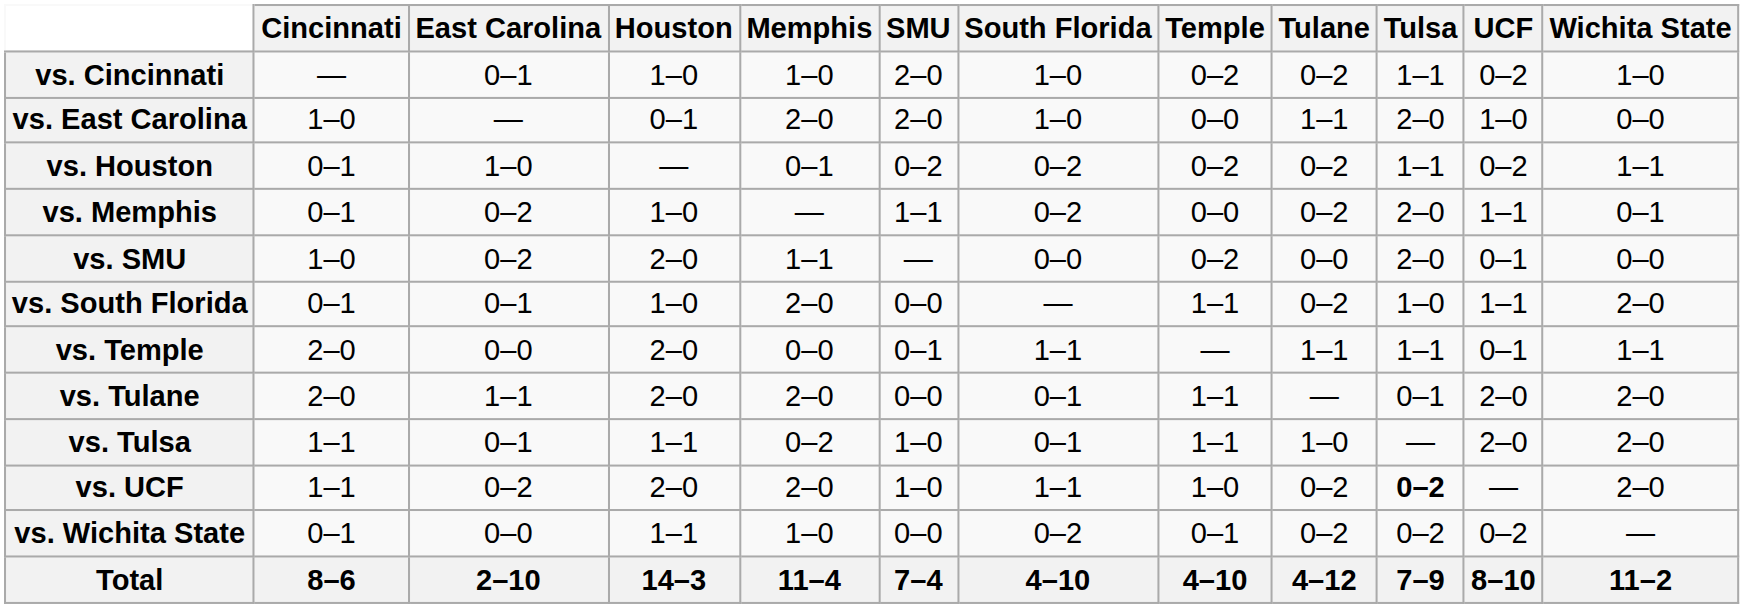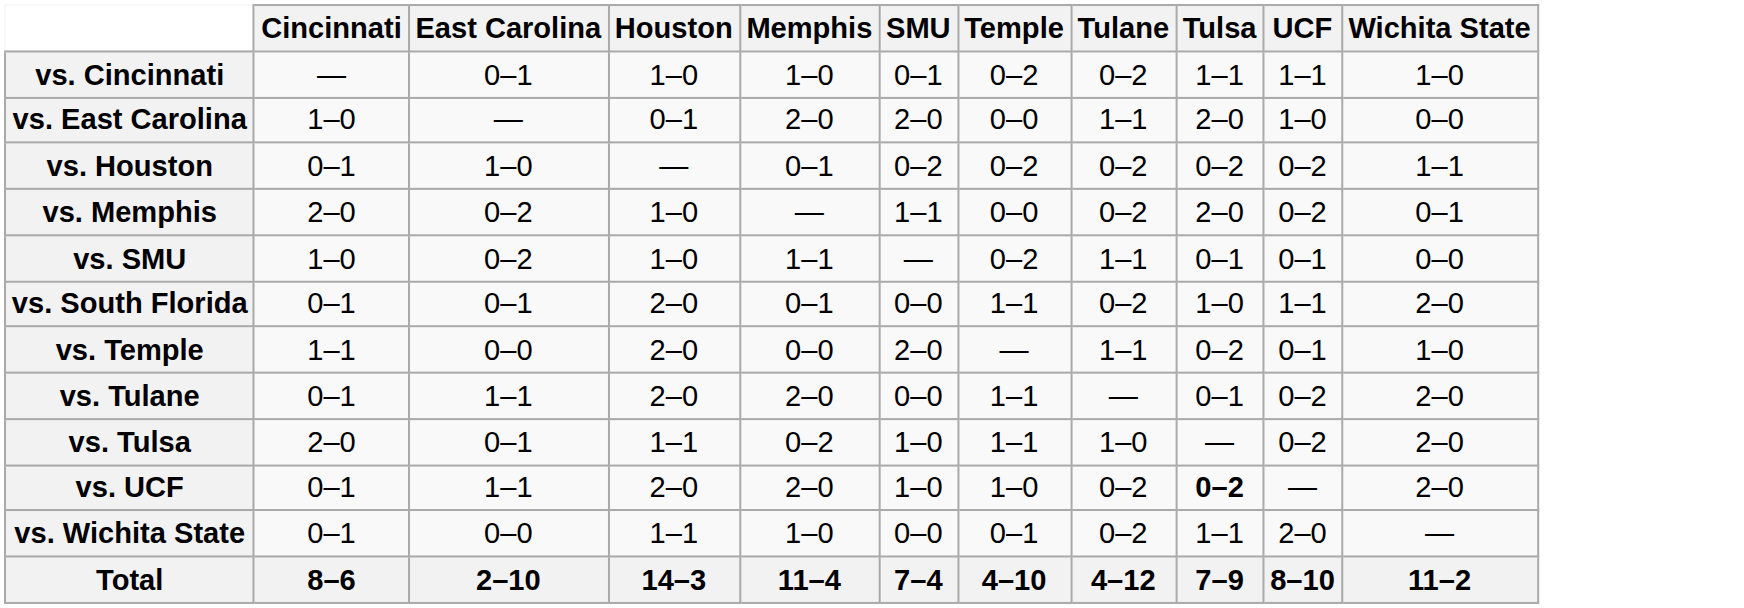- column: (1058, 28)
(918, 74) 2–0 -> (918, 74) 0–1
(1503, 74) 0–2 -> (1302, 74) 1–1
(1421, 166) 1–1 -> (1220, 166) 0–2
(332, 212) 0–1 -> (332, 212) 2–0
(1503, 212) 1–1 -> (1302, 212) 0–2
(674, 258) 2–0 -> (674, 258) 1–0
(1324, 258) 0–0 -> (1123, 258) 1–1
(1421, 258) 2–0 -> (1220, 258) 0–1
(674, 304) 1–0 -> (674, 304) 2–0
(809, 304) 2–0 -> (809, 304) 0–1
(332, 350) 2–0 -> (332, 350) 1–1
(918, 350) 0–1 -> (918, 350) 2–0
(1421, 350) 1–1 -> (1220, 350) 0–2
(1641, 350) 1–1 -> (1440, 350) 1–0
(332, 396) 2–0 -> (332, 396) 0–1
(1503, 396) 2–0 -> (1302, 396) 0–2
(332, 442) 1–1 -> (332, 442) 2–0
(1503, 442) 2–0 -> (1302, 442) 0–2
(332, 488) 1–1 -> (332, 488) 0–1
(508, 488) 0–2 -> (508, 488) 1–1
(1421, 534) 0–2 -> (1220, 534) 1–1
(1503, 534) 0–2 -> (1302, 534) 2–0
